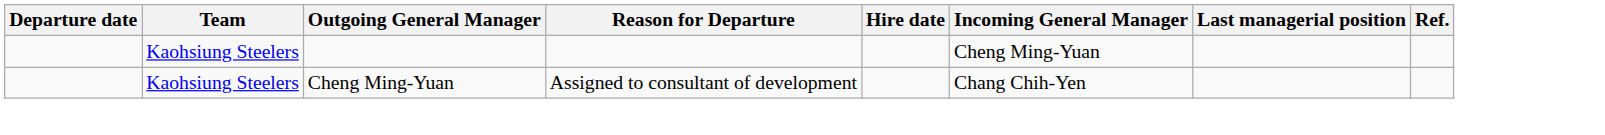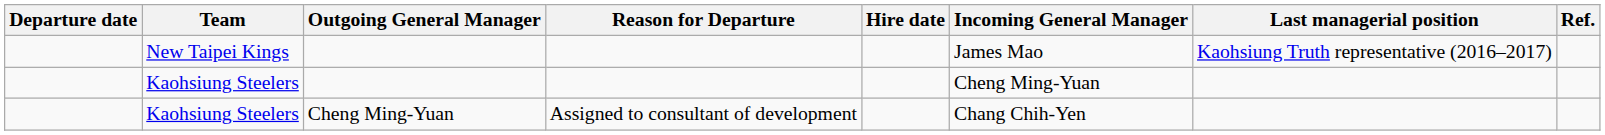+ row: (218, 51)
